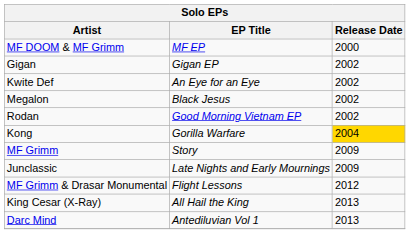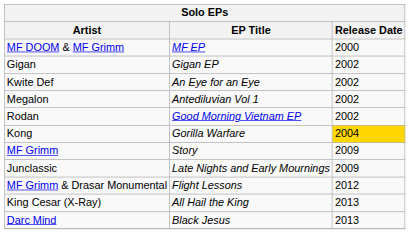(201, 99) Black Jesus -> (215, 99) Antediluvian Vol 1
(215, 220) Antediluvian Vol 1 -> (201, 220) Black Jesus
